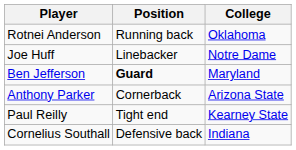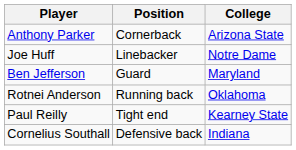rows swapped: (54, 34) <-> (51, 94)
(134, 74) bold -> (133, 74) normal
